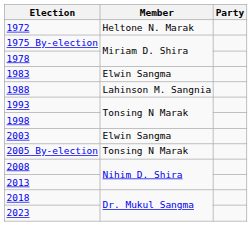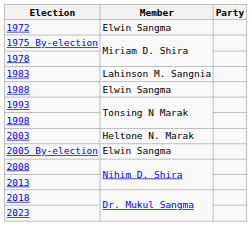(148, 28) Heltone N. Marak -> (137, 28) Elwin Sangma
(137, 74) Elwin Sangma -> (157, 74) Lahinson M. Sangnia
(157, 89) Lahinson M. Sangnia -> (137, 89) Elwin Sangma
(137, 136) Elwin Sangma -> (148, 136) Heltone N. Marak
(145, 151) Tonsing N Marak -> (137, 151) Elwin Sangma
